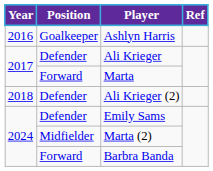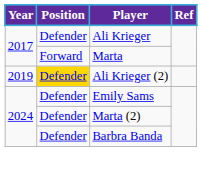- row: (139, 36)
(20, 96) 2018 -> (20, 76) 2019
(63, 96) no background -> (63, 76) gold background
(67, 136) Midfielder -> (63, 116) Defender
(61, 156) Forward -> (63, 136) Defender
